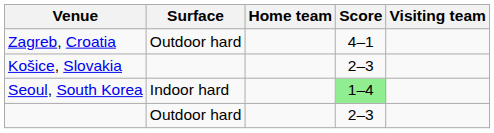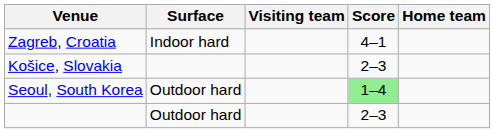columns swapped: (290, 16) <-> (438, 16)
(196, 41) Outdoor hard -> (190, 41) Indoor hard
(190, 90) Indoor hard -> (196, 90) Outdoor hard
